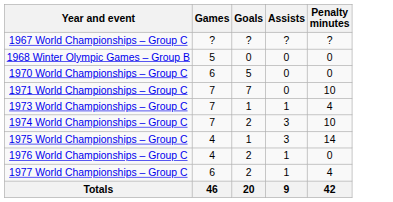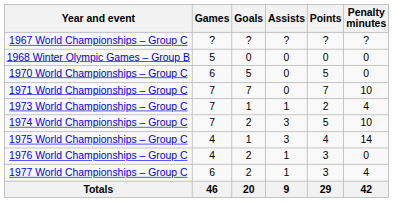+ column: (326, 18)
